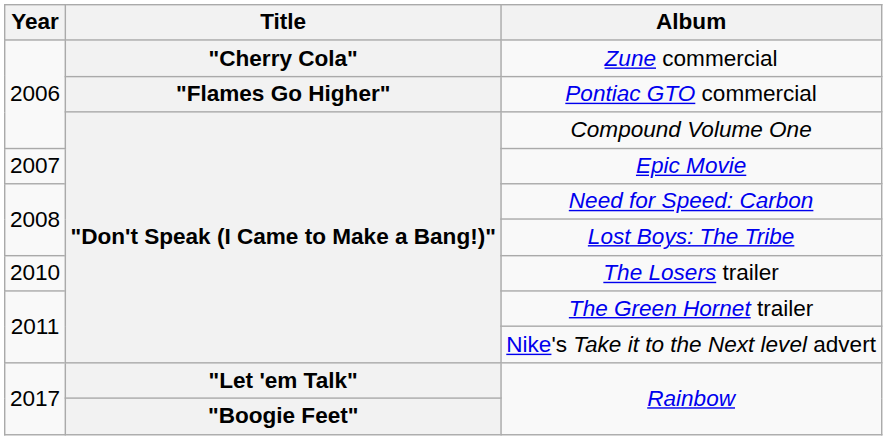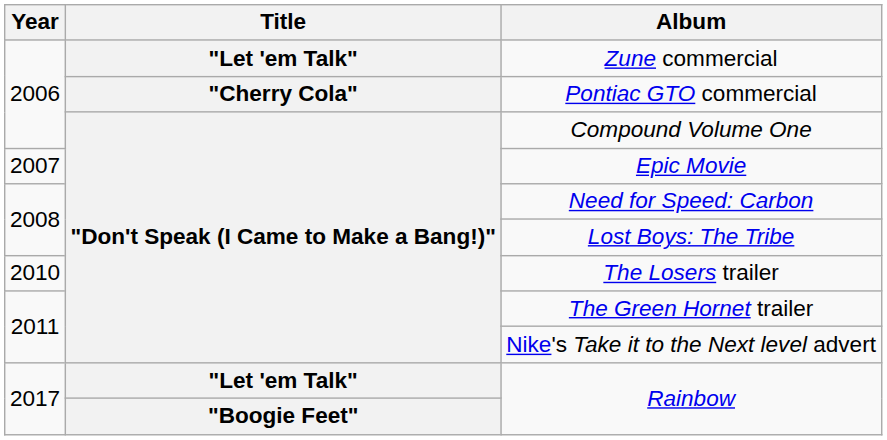(283, 58) "Cherry Cola" -> (283, 58) "Let 'em Talk"
(283, 93) "Flames Go Higher" -> (283, 93) "Cherry Cola"
